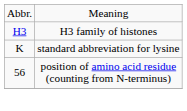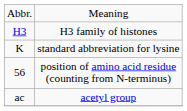+ row: (108, 97)
